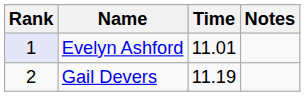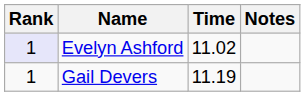(214, 47) 11.01 -> (214, 47) 11.02
(31, 76) 2 -> (31, 76) 1
